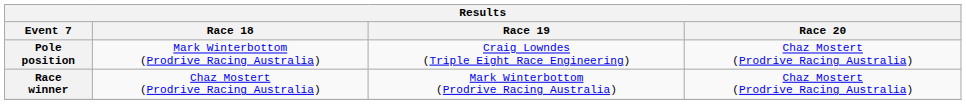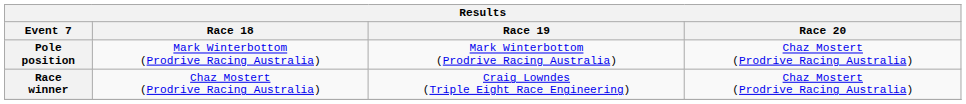(527, 55) Craig Lowndes (Triple Eight Race Engineering) -> (527, 55) Mark Winterbottom (Prodrive Racing Australia)
(527, 84) Mark Winterbottom (Prodrive Racing Australia) -> (527, 84) Craig Lowndes (Triple Eight Race Engineering)
